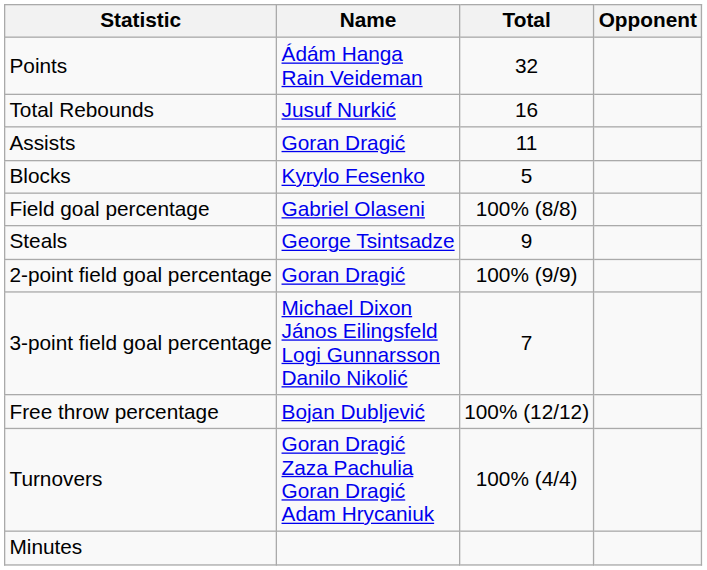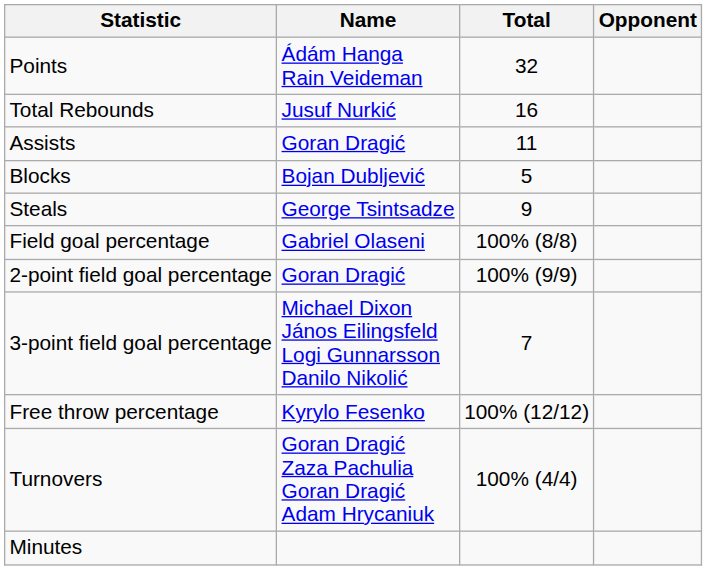(353, 176) Kyrylo Fesenko -> (353, 176) Bojan Dubljević
rows swapped: (38, 242) <-> (109, 209)
(353, 411) Bojan Dubljević -> (353, 411) Kyrylo Fesenko
